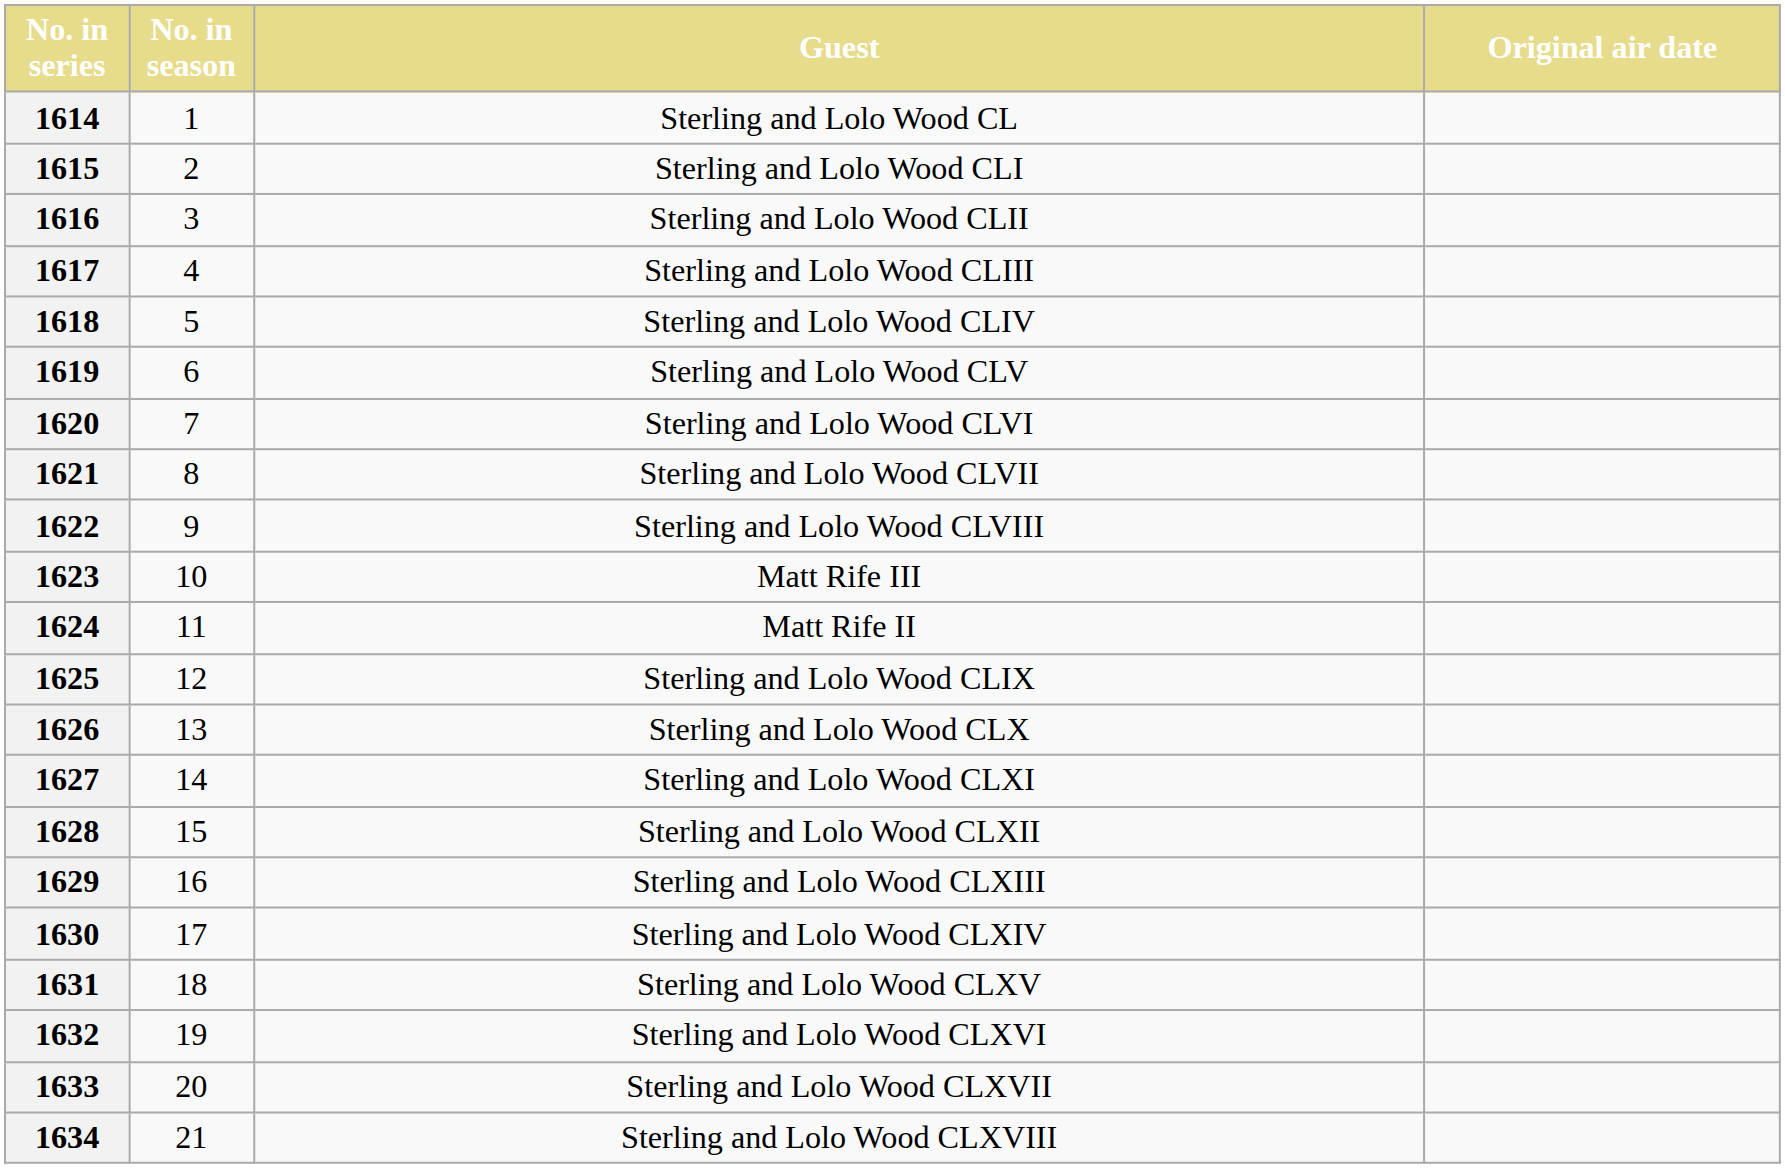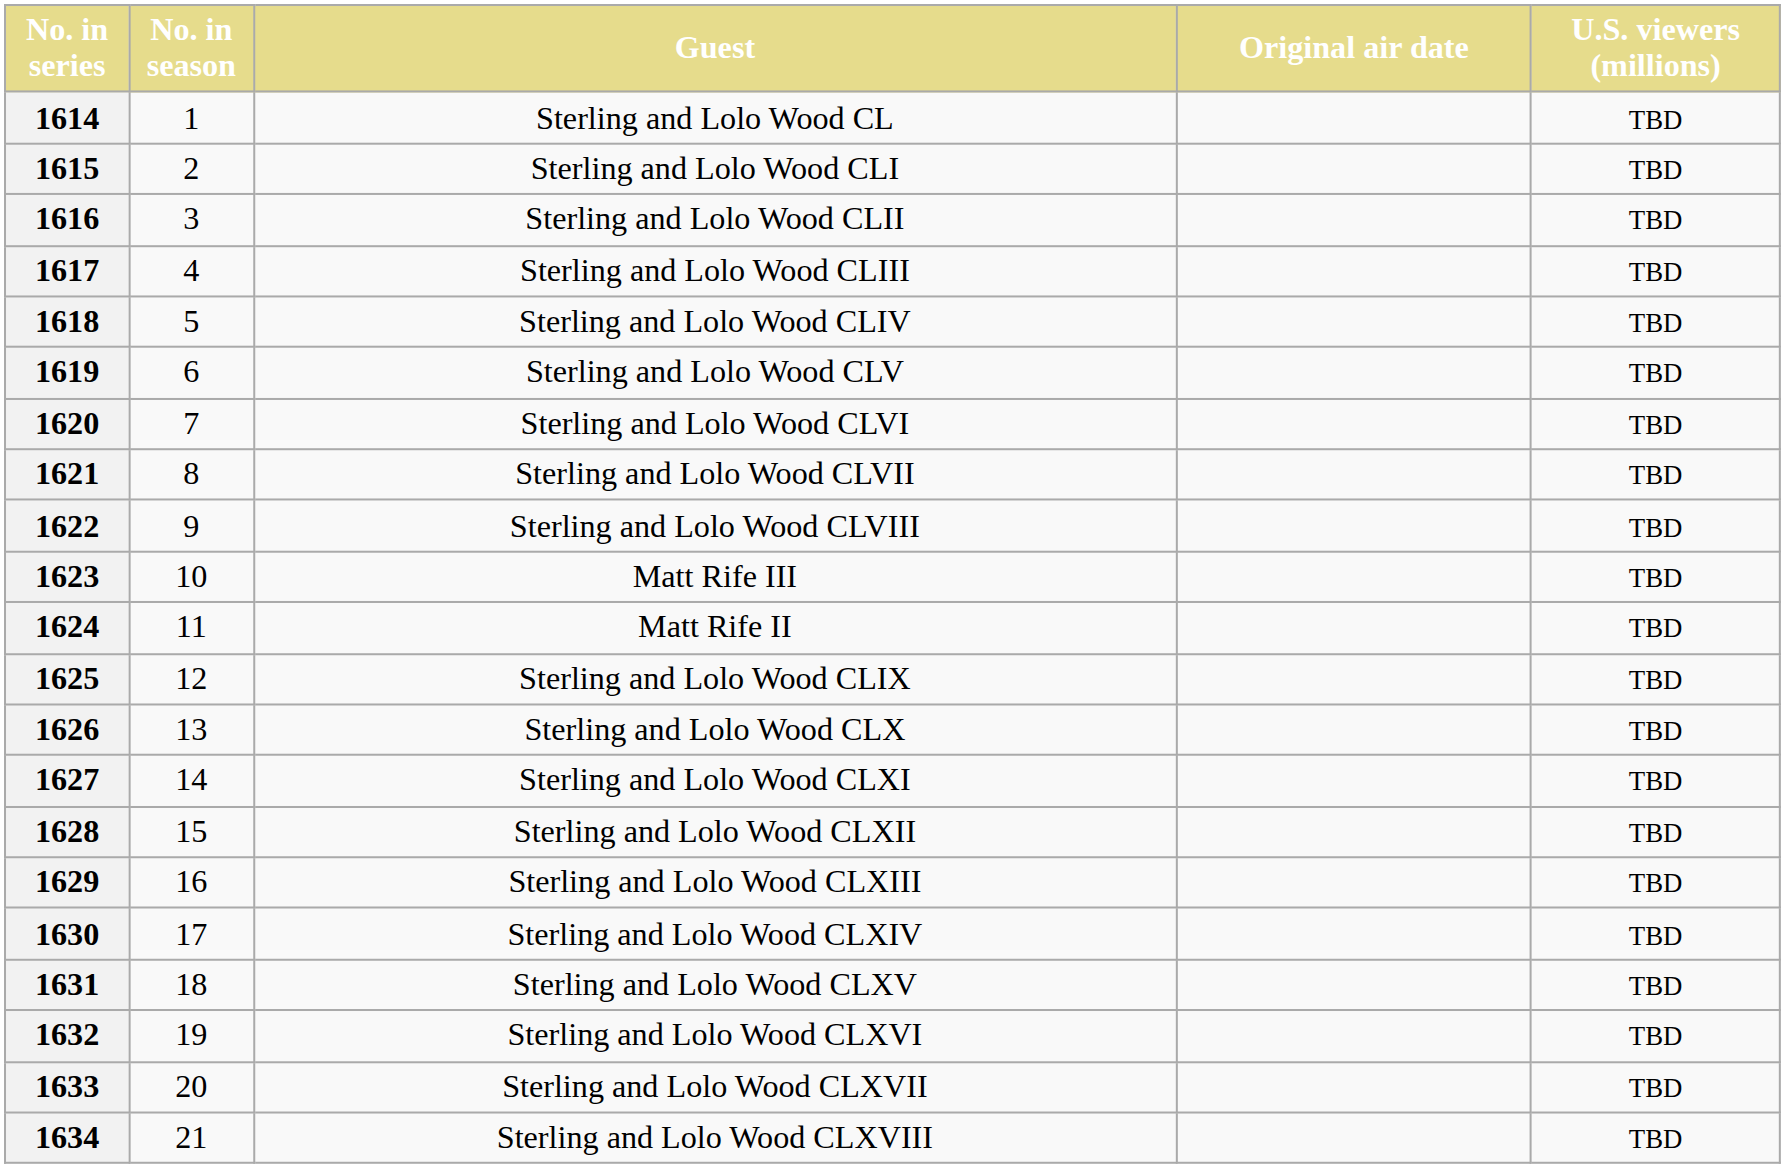+ column: (1656, 48)
